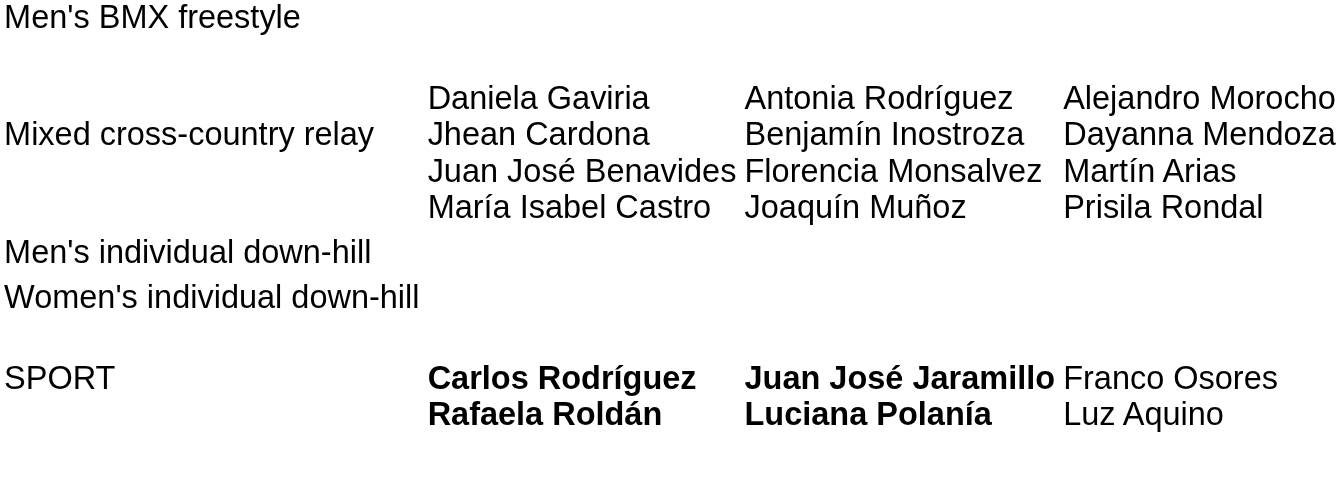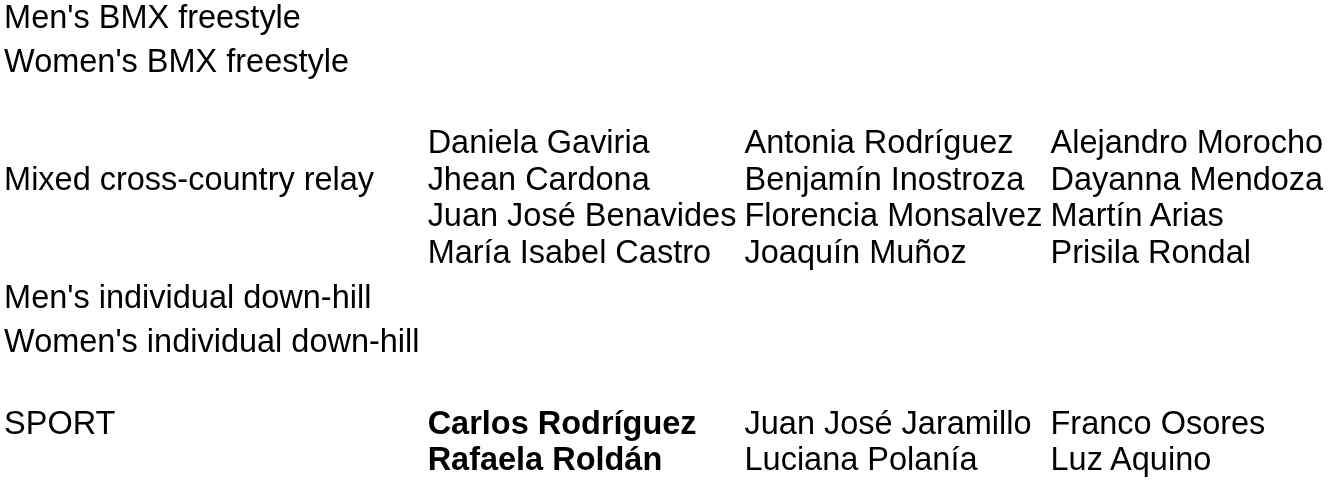+ row: (177, 61)
(900, 396) bold -> (888, 441) normal
